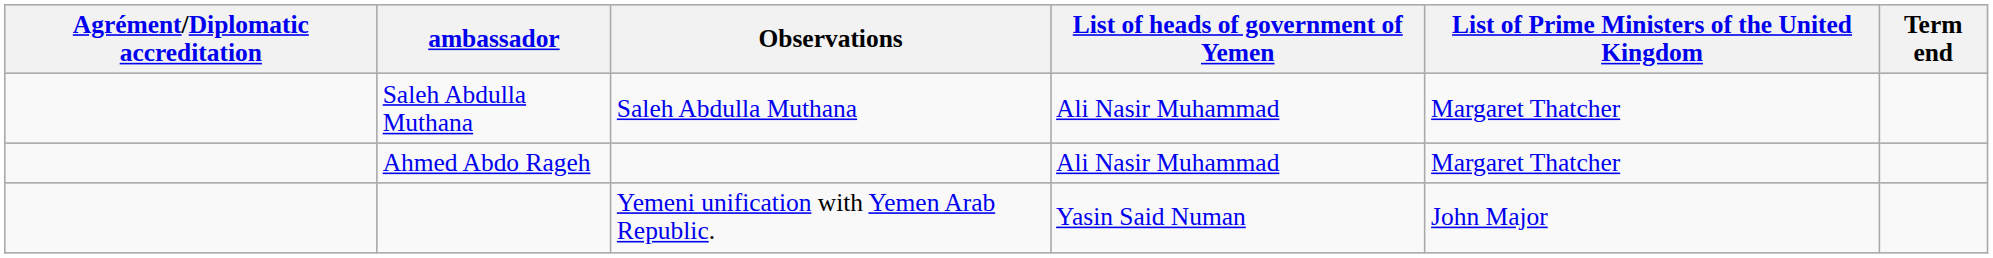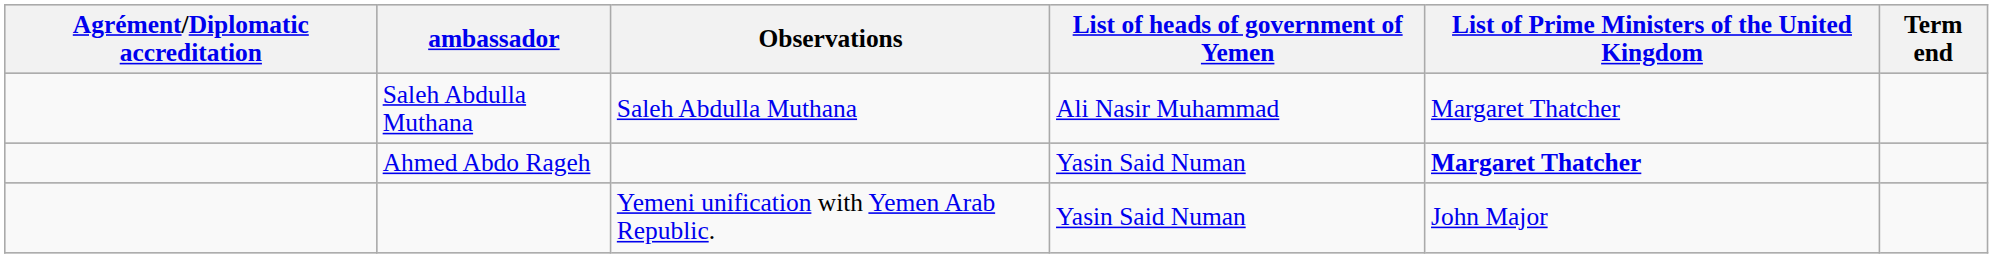(1168, 162) Ali Nasir Muhammad -> (1151, 162) Yasin Said Numan
(1526, 162) normal -> (1536, 162) bold
